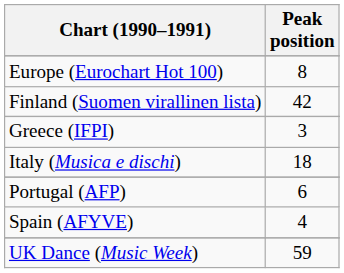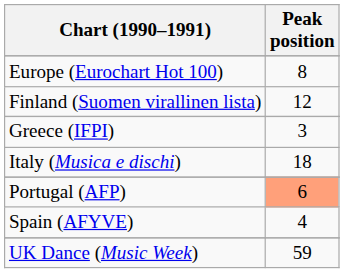(302, 101) 42 -> (302, 101) 12
(302, 191) no background -> (302, 191) lightsalmon background
